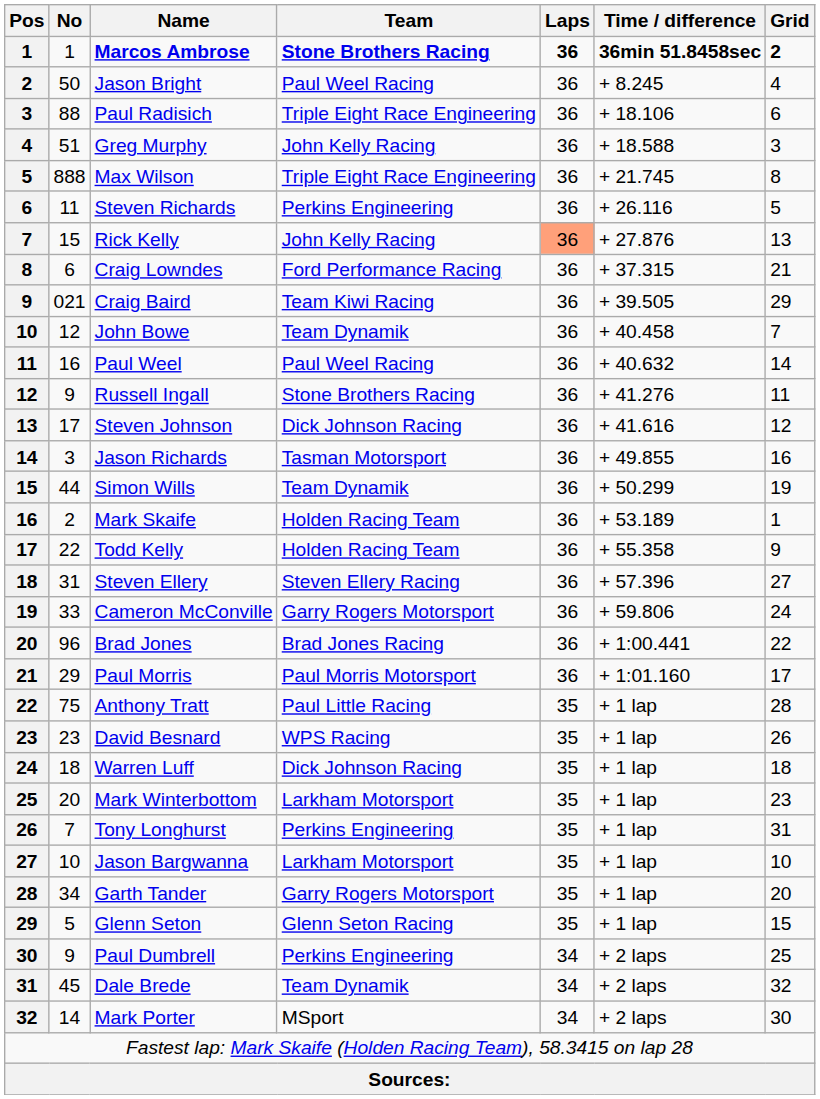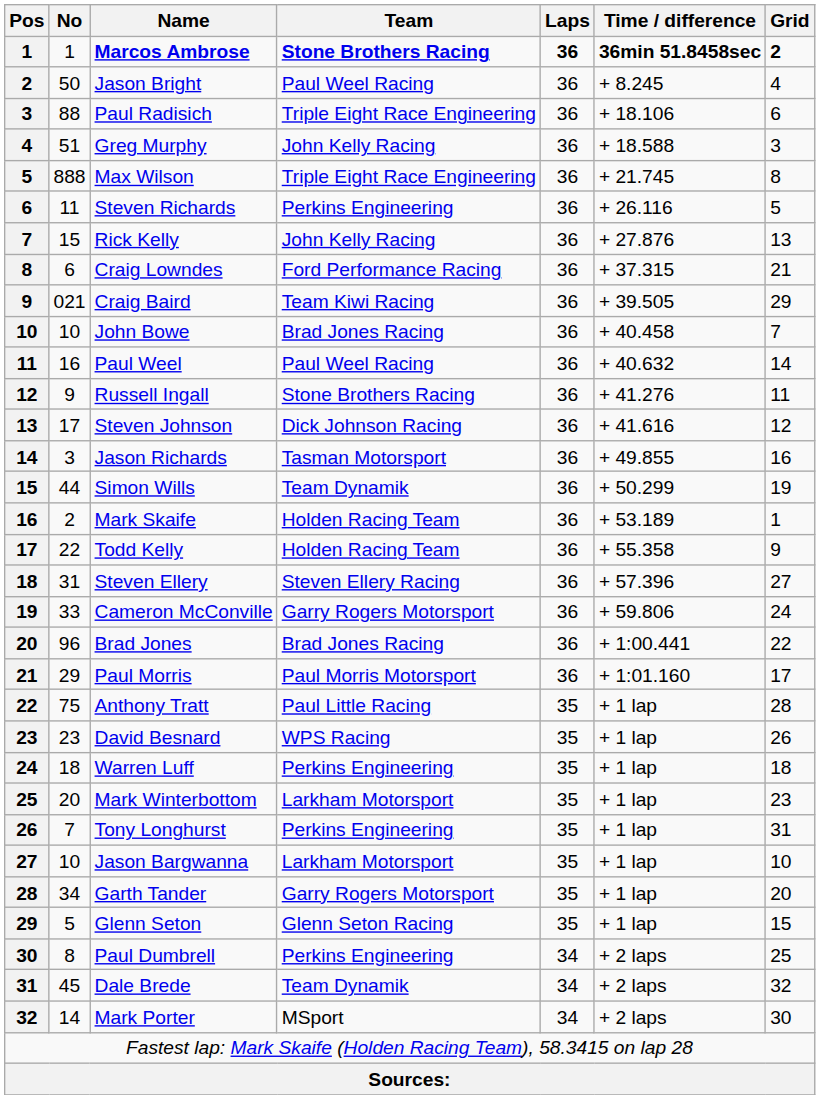(567, 238) lightsalmon background -> (567, 238) no background
(69, 332) 12 -> (69, 332) 10
(345, 332) Team Dynamik -> (363, 332) Brad Jones Racing
(372, 767) Dick Johnson Racing -> (368, 767) Perkins Engineering
(69, 954) 9 -> (69, 954) 8
